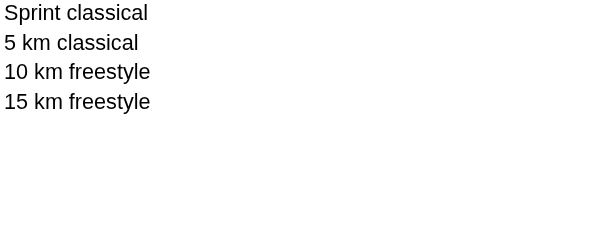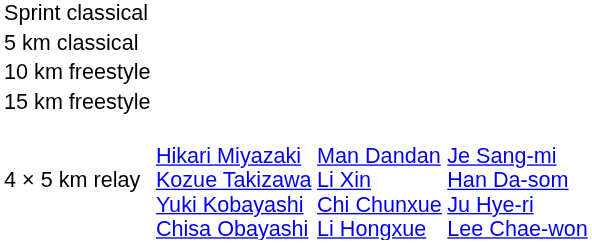+ row: (72, 180)
